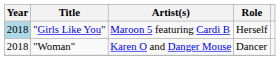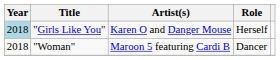(170, 30) Maroon 5 featuring Cardi B -> (171, 30) Karen O and Danger Mouse
(171, 47) Karen O and Danger Mouse -> (170, 47) Maroon 5 featuring Cardi B
